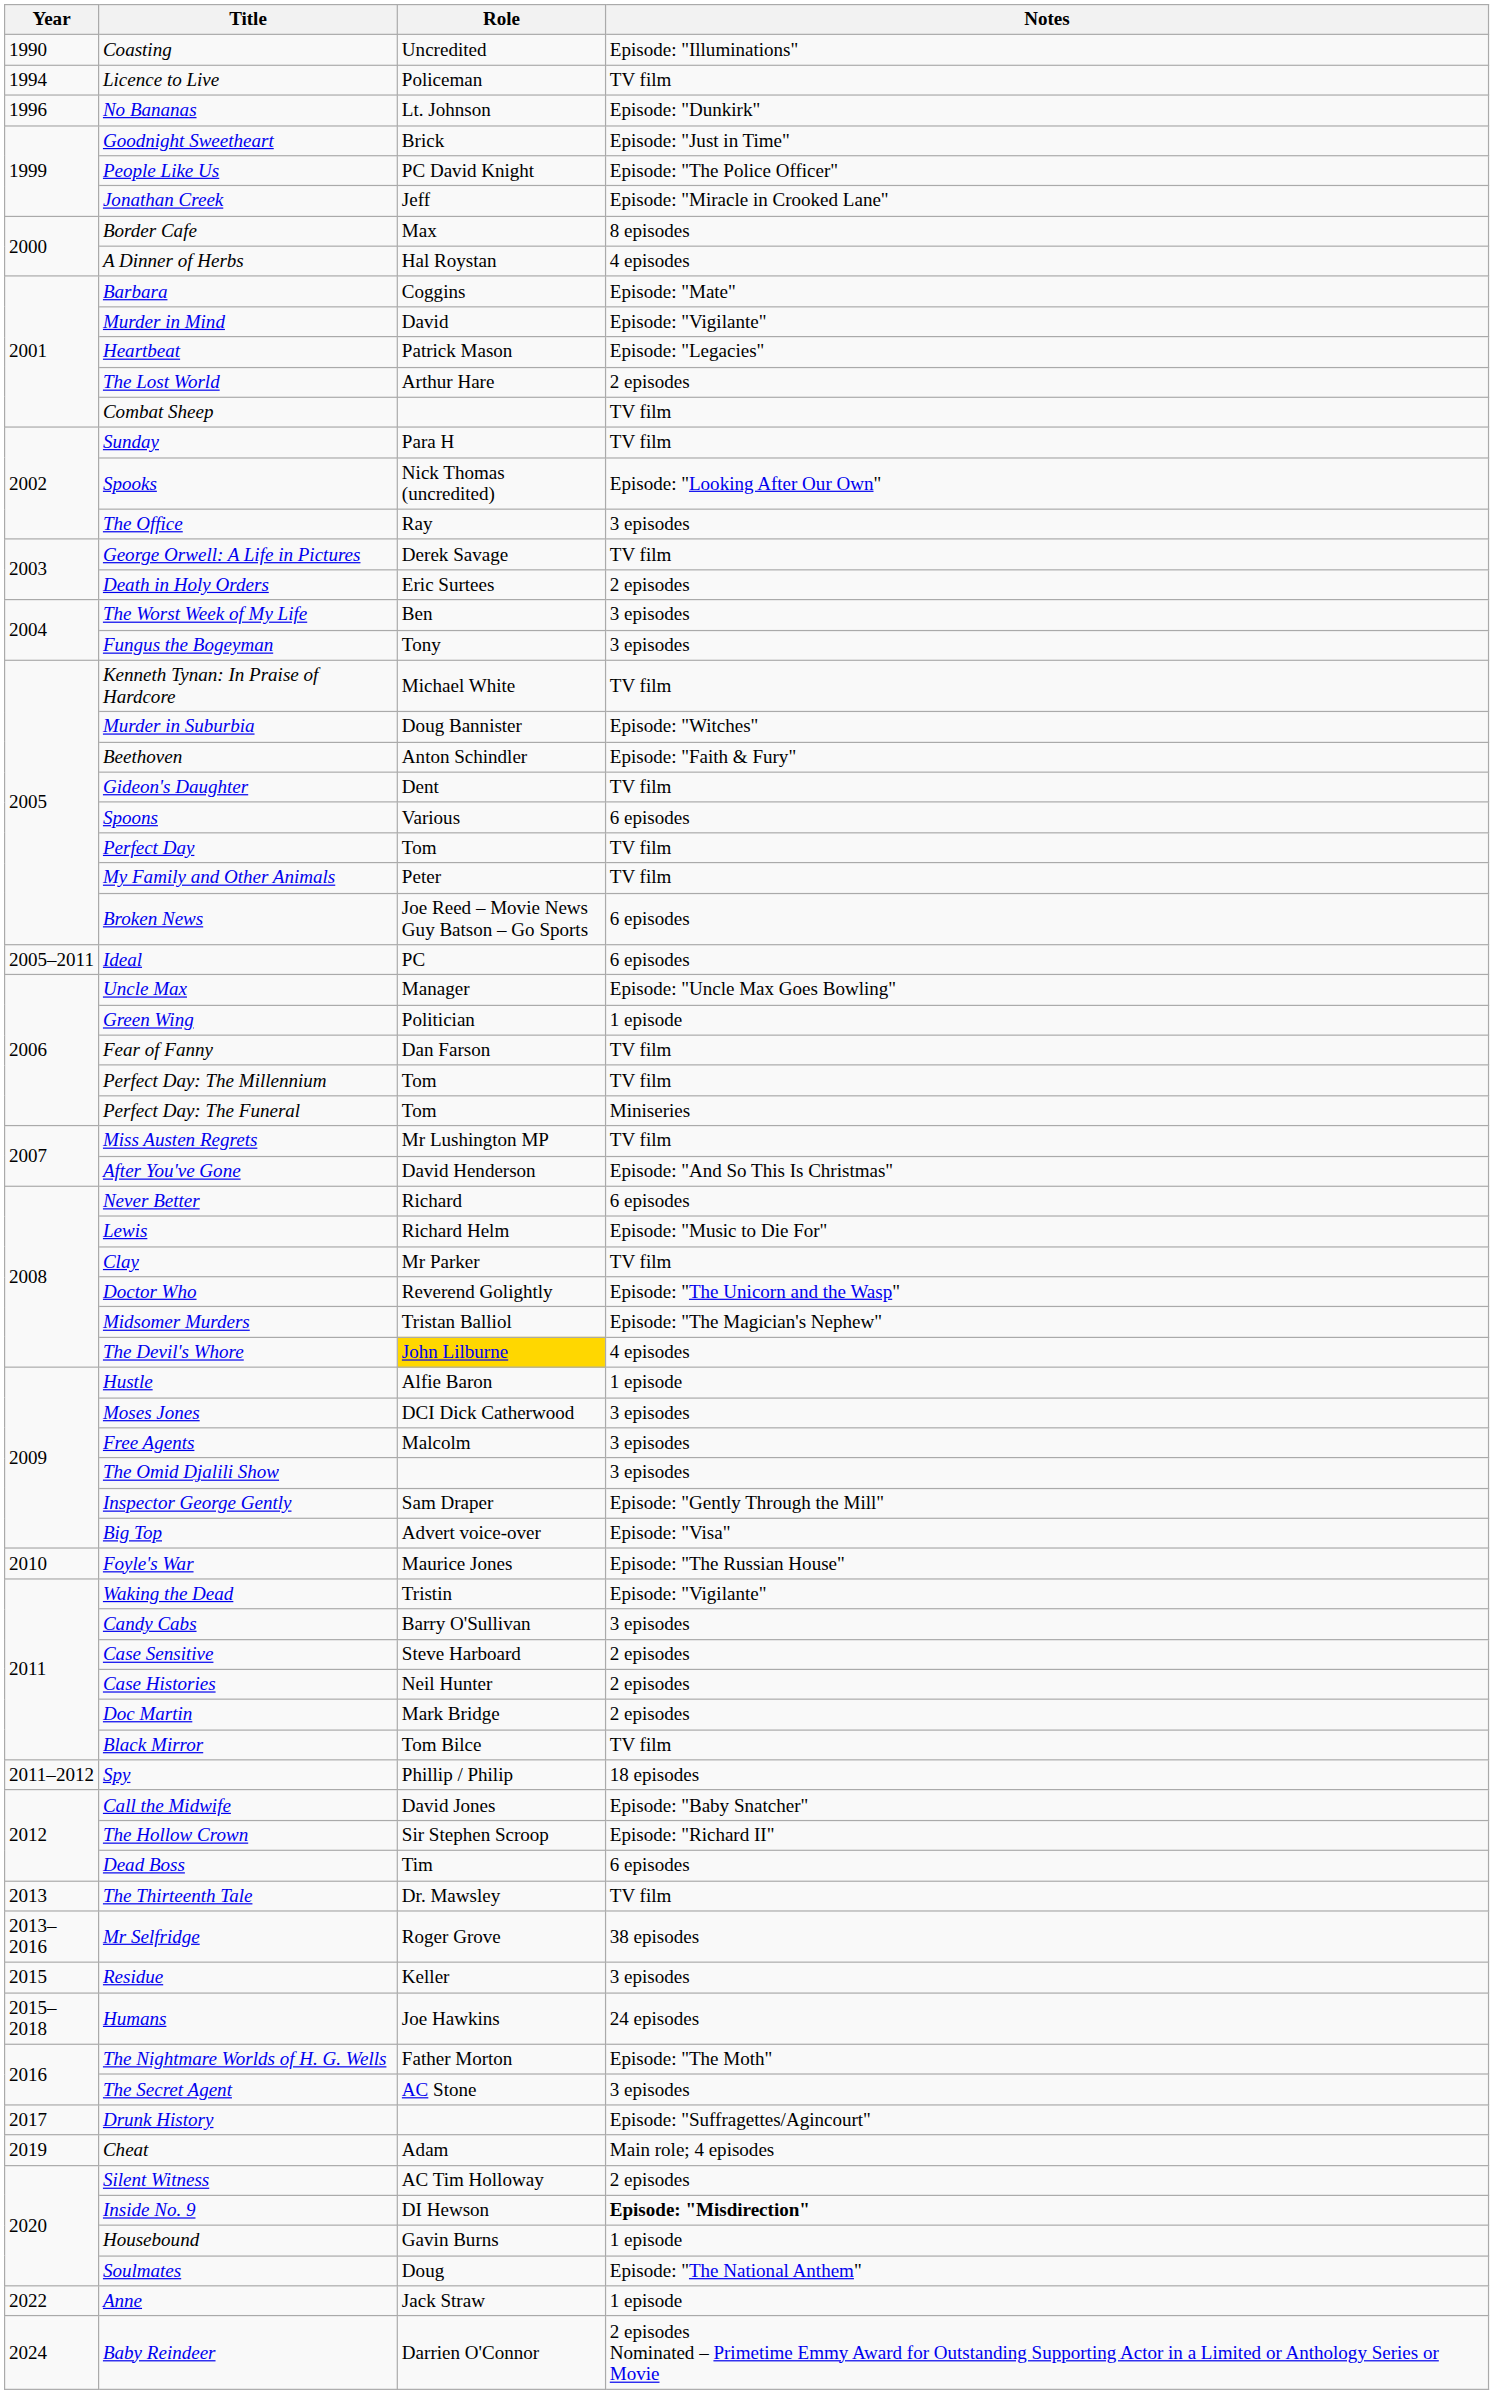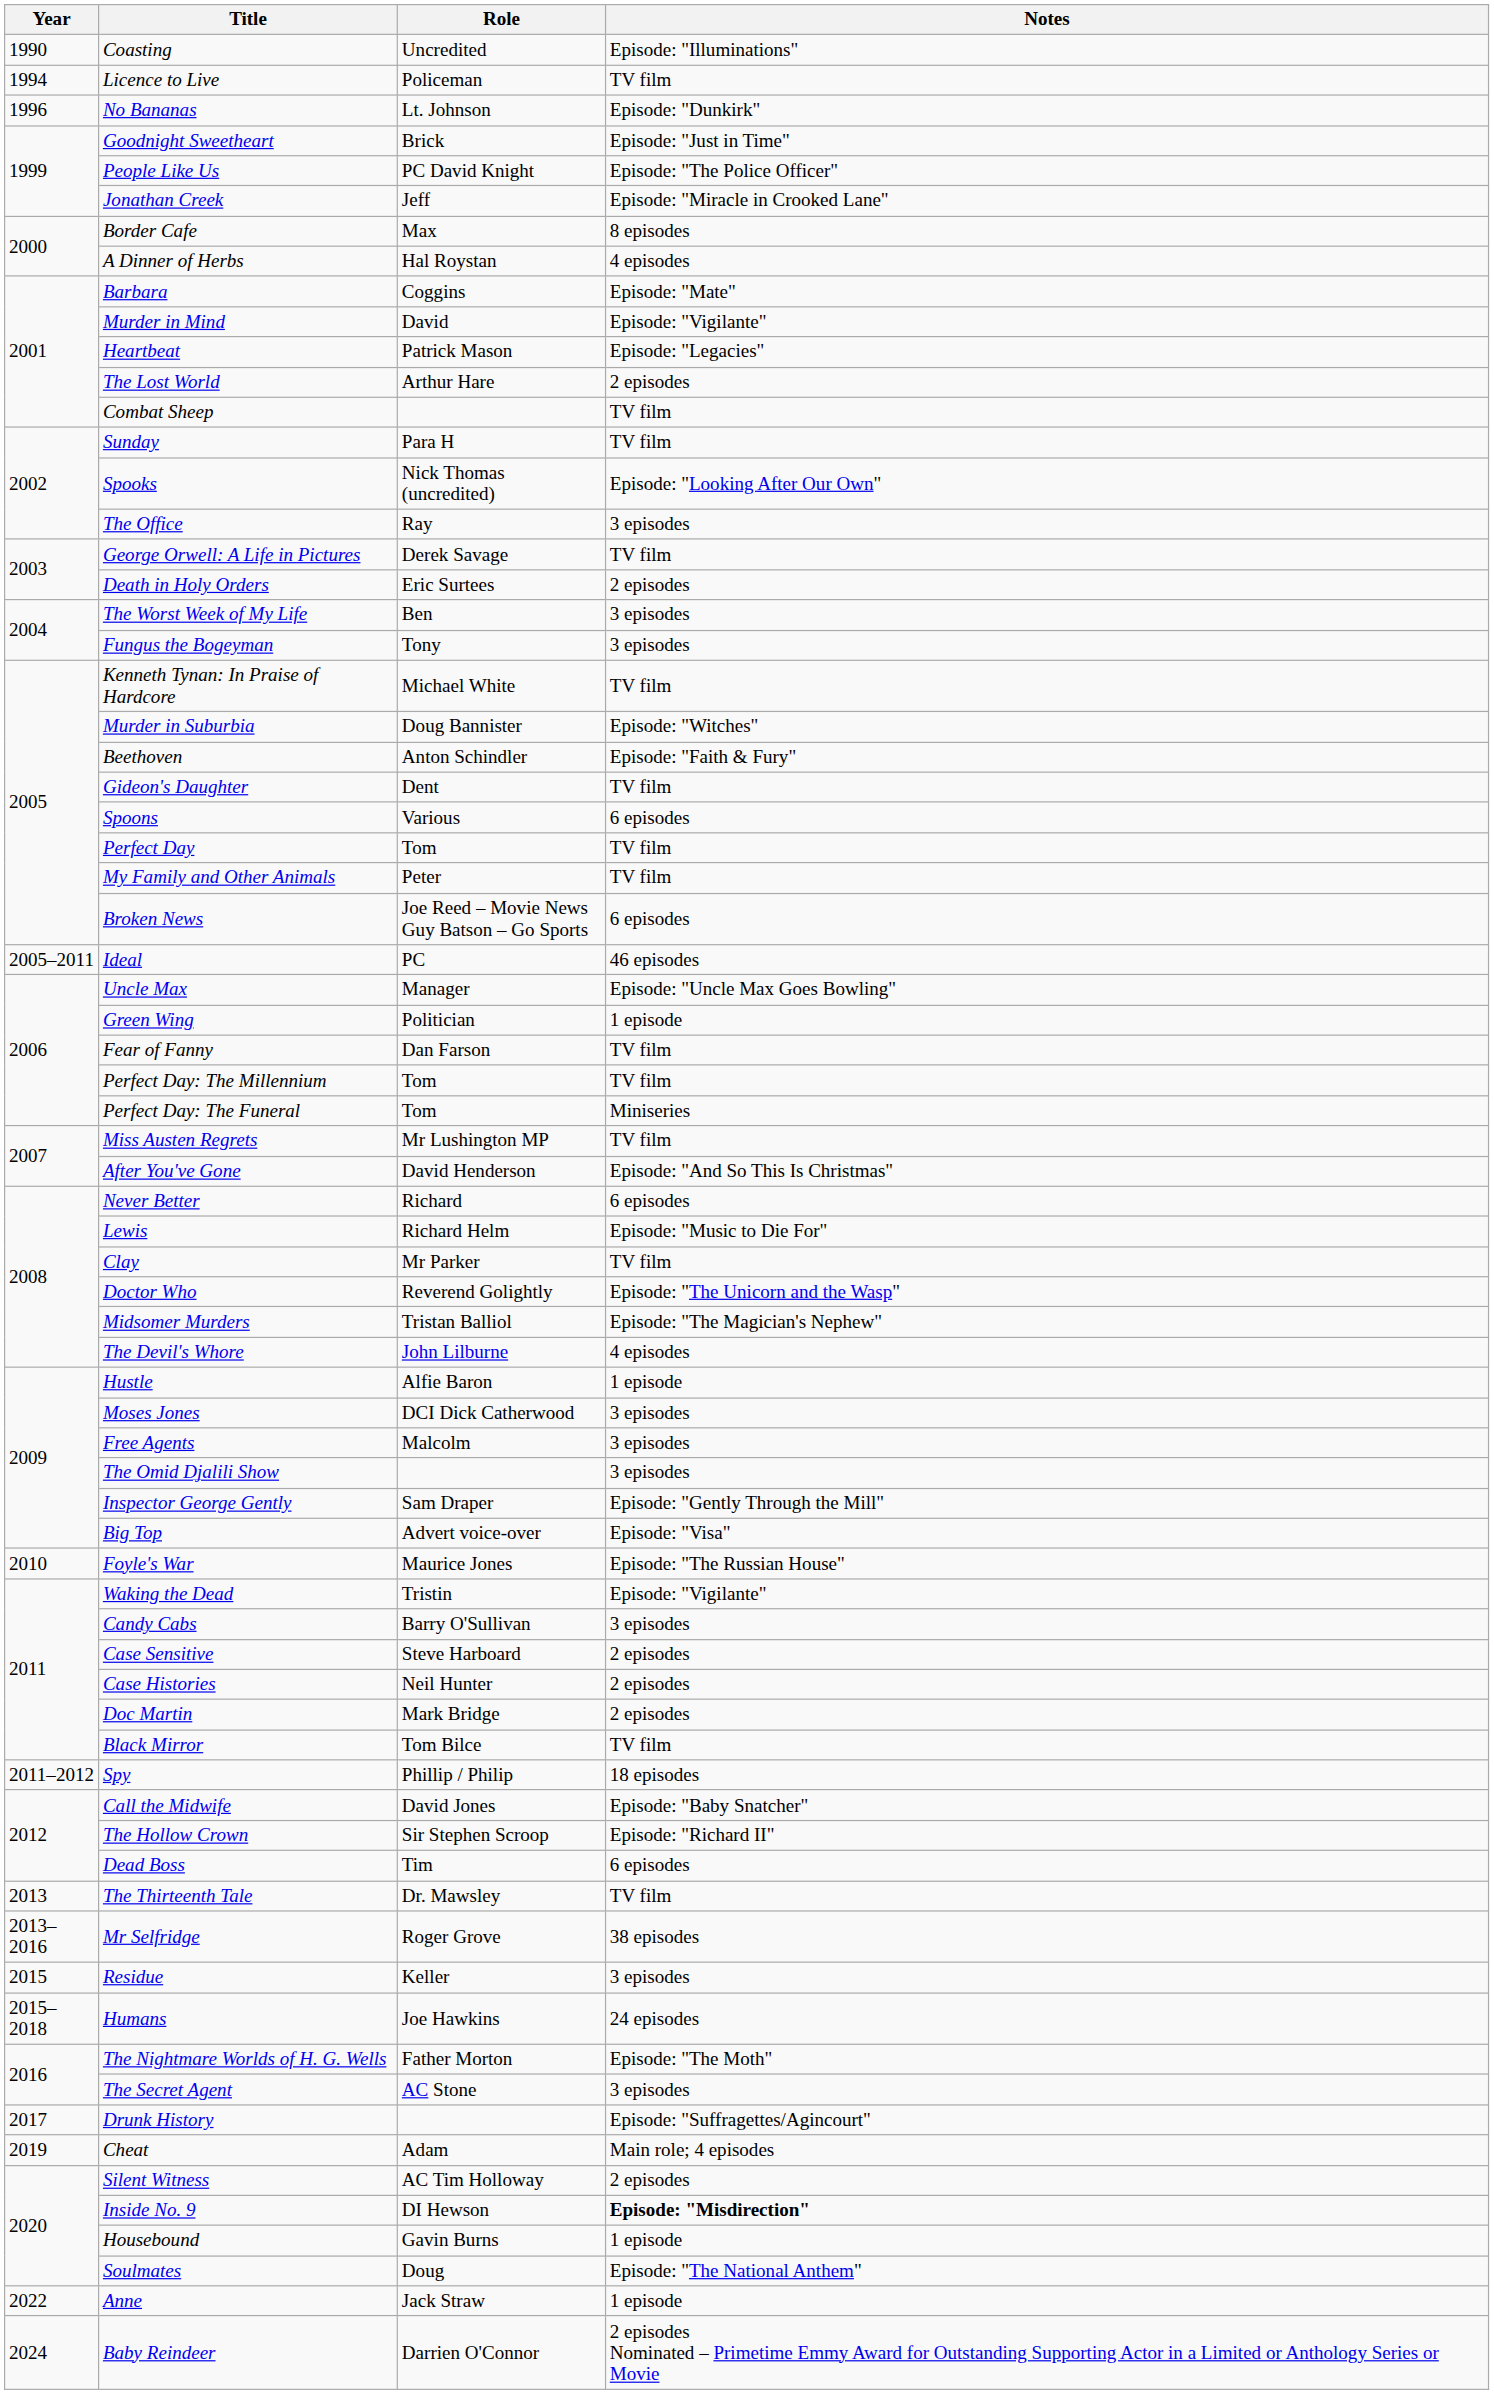(650, 959) 6 episodes -> (654, 959) 46 episodes
(455, 1352) gold background -> (455, 1352) no background
